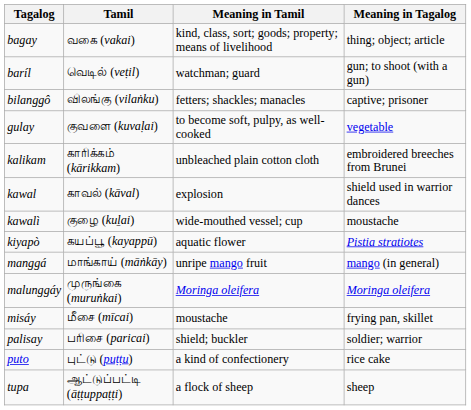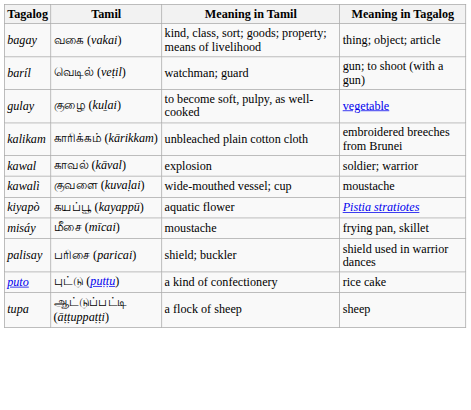- row: (29, 100)
(112, 126) குவளை (kuvaḷai) -> (87, 105) குழை (kuḻai)
(400, 194) shield used in warrior dances -> (380, 166) soldier; warrior
(101, 220) குழை (kuḻai) -> (99, 186) குவளை (kuvaḷai)
- row: (27, 262)
- row: (34, 290)
(384, 339) soldier; warrior -> (396, 255) shield used in warrior dances
